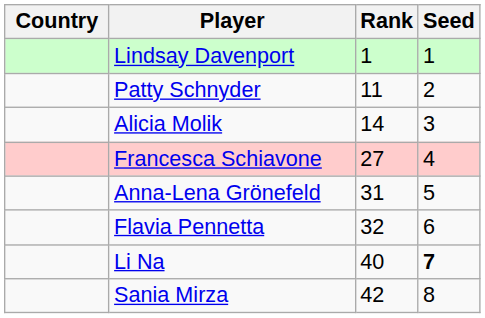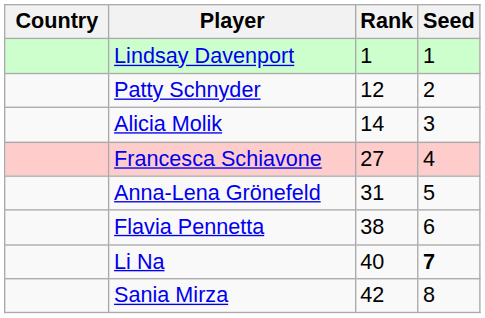(372, 90) 11 -> (372, 90) 12
(372, 227) 32 -> (372, 227) 38
